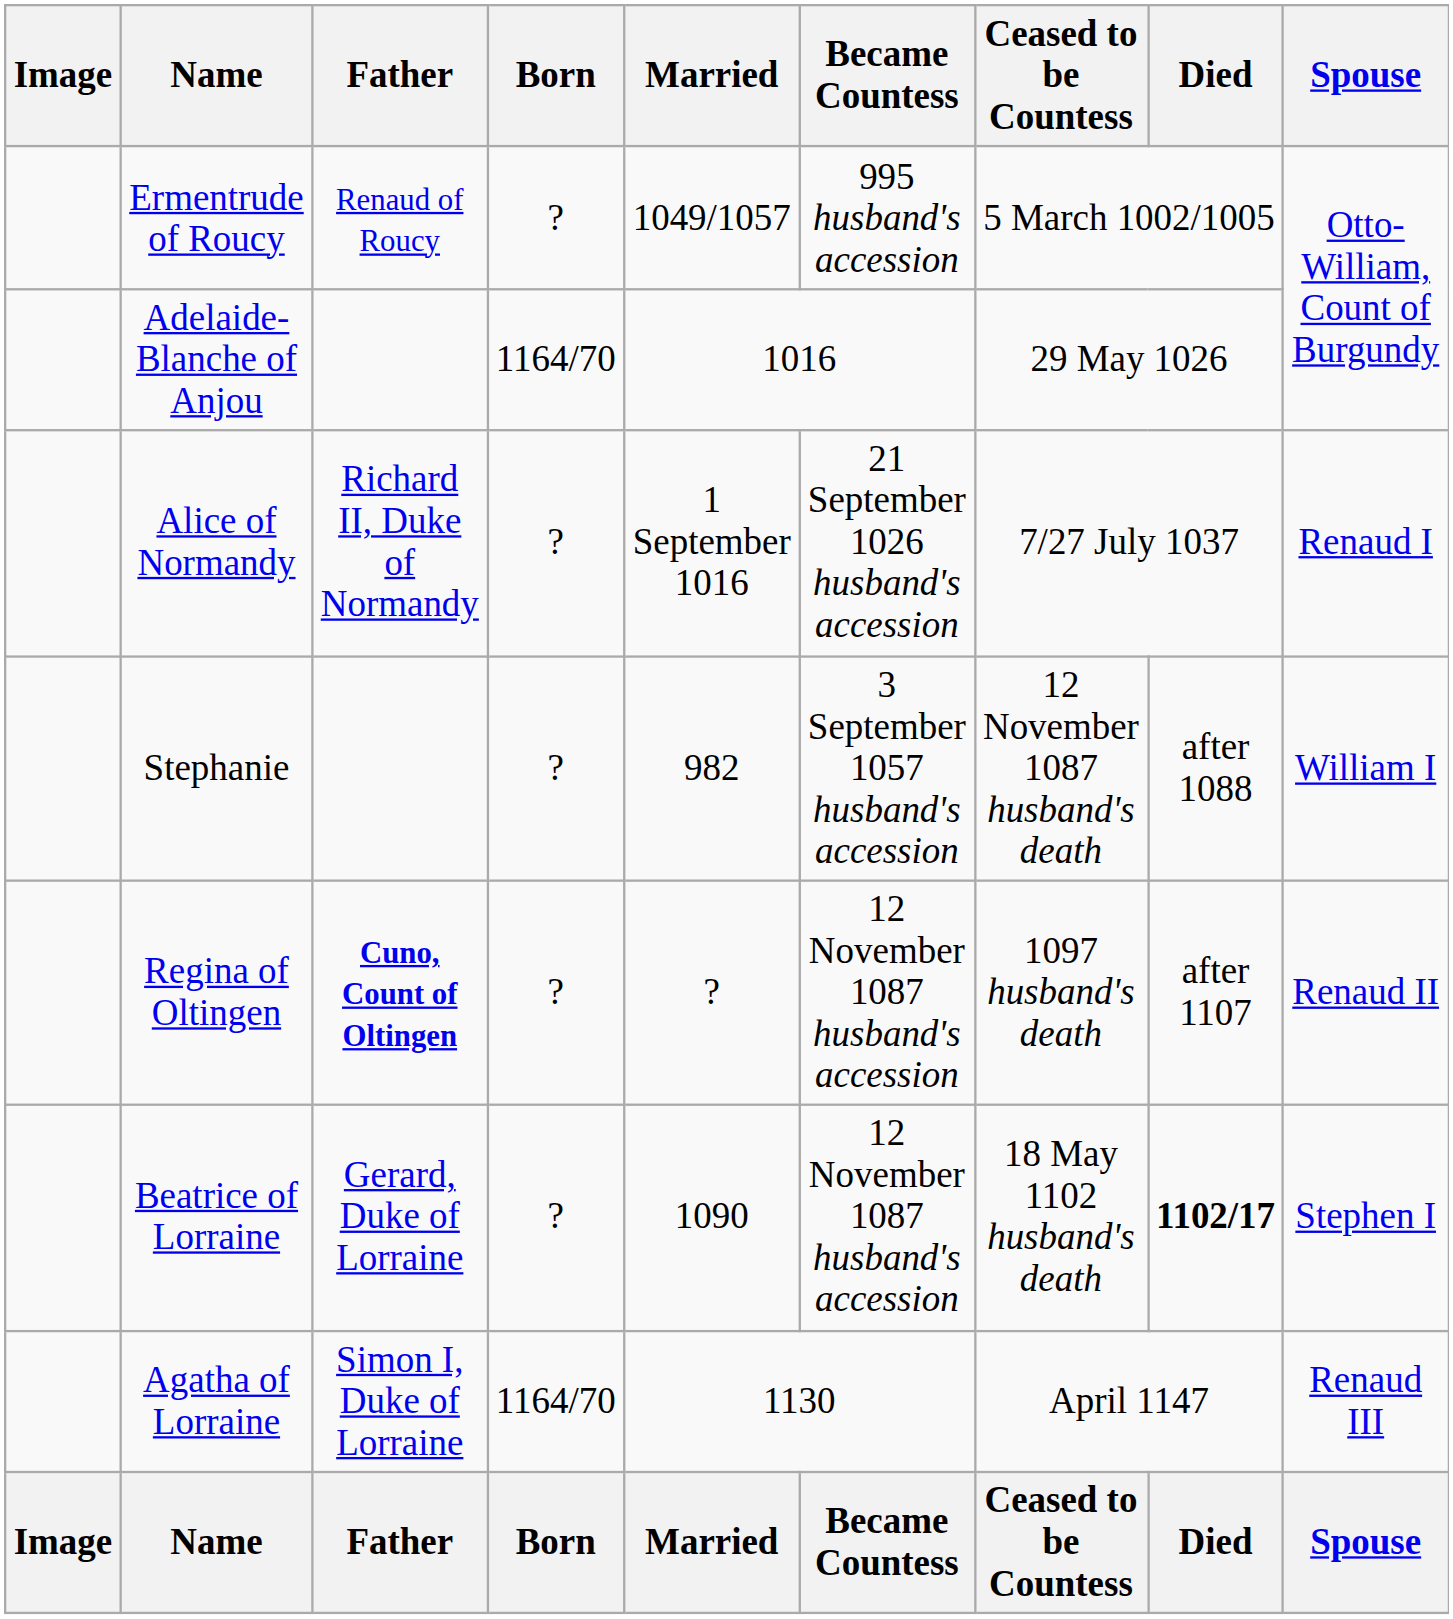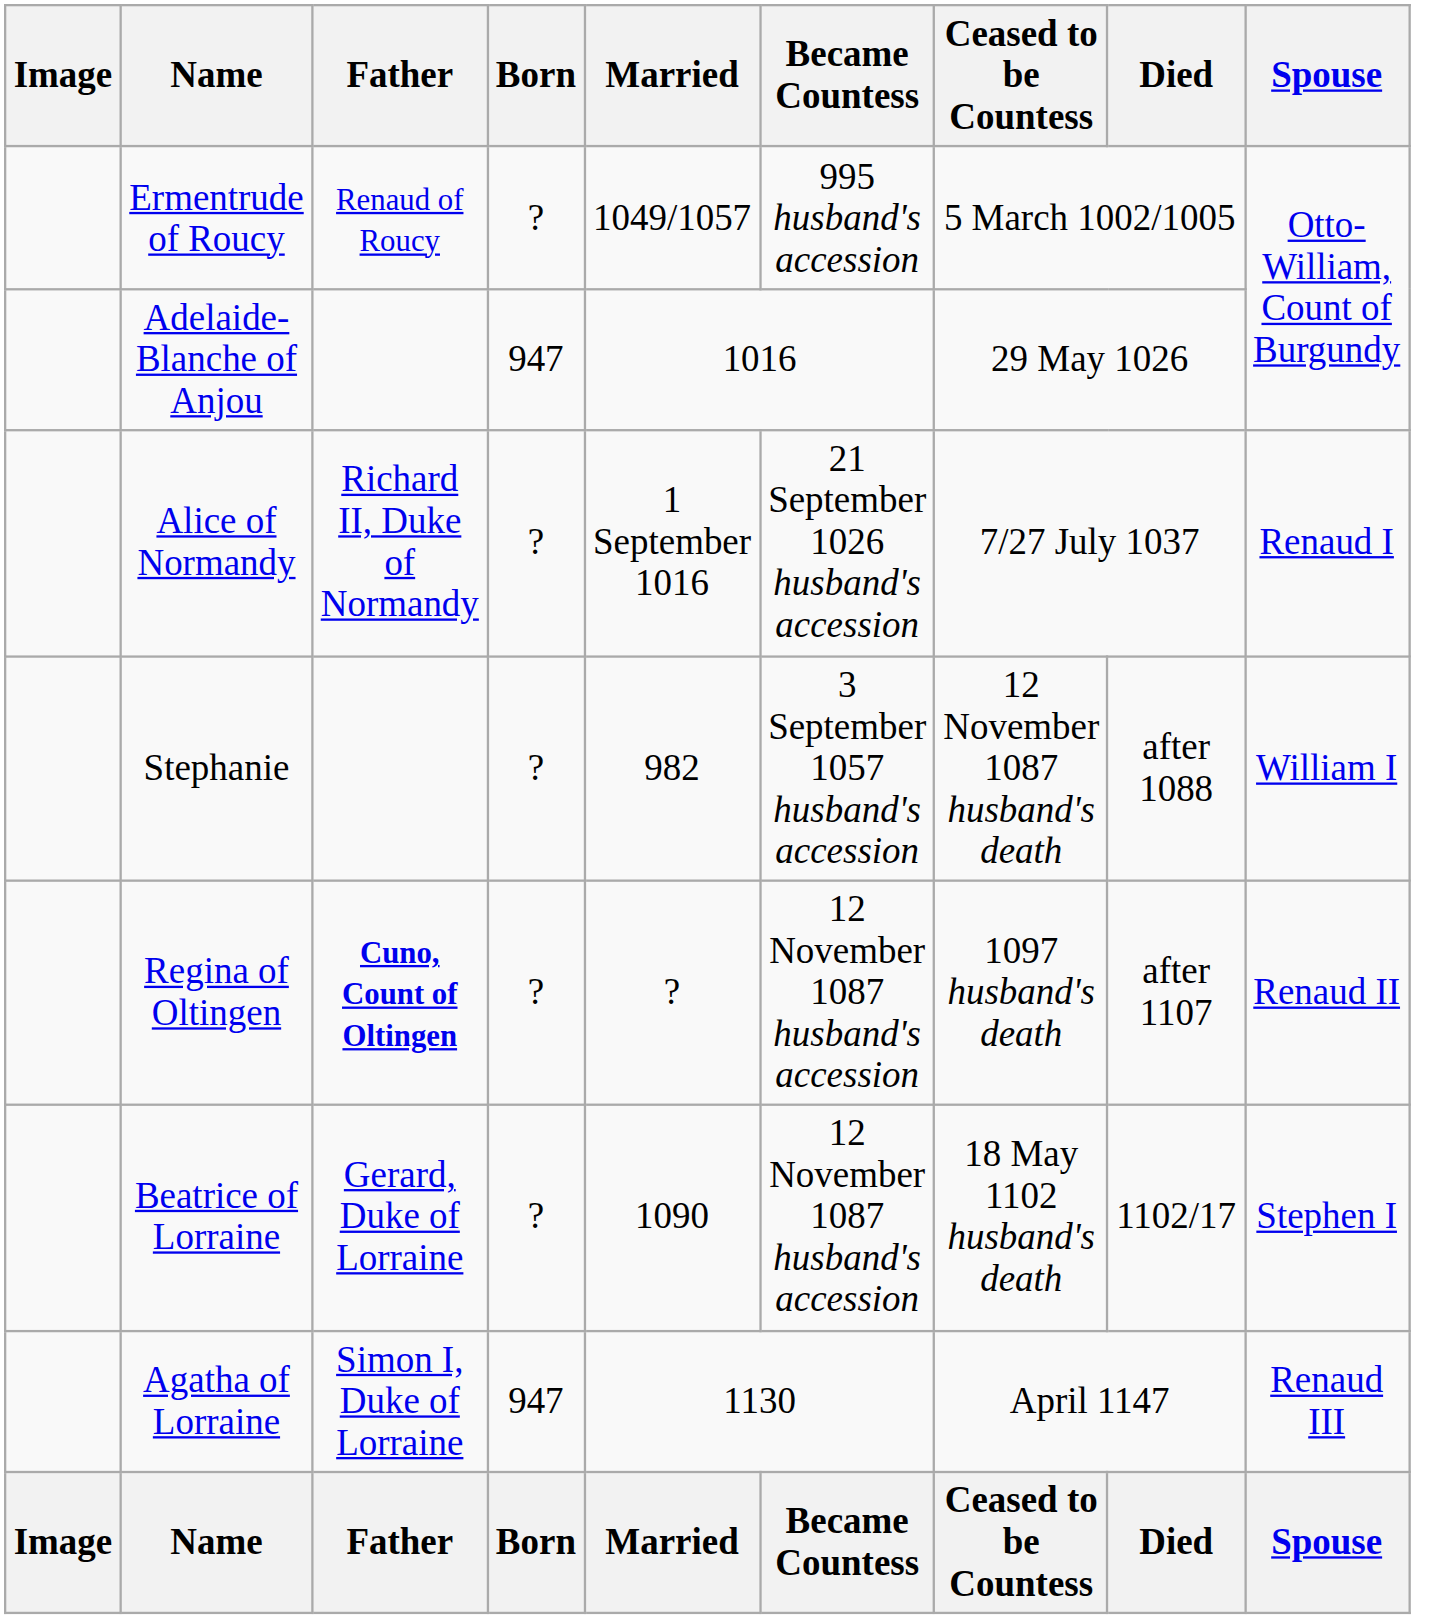(556, 358) 1164/70 -> (536, 358) 947
(1216, 1217) bold -> (1176, 1217) normal
(556, 1400) 1164/70 -> (536, 1400) 947
